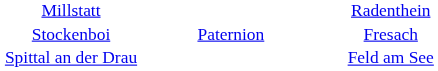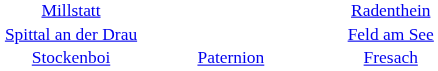rows swapped: (71, 57) <-> (71, 34)
